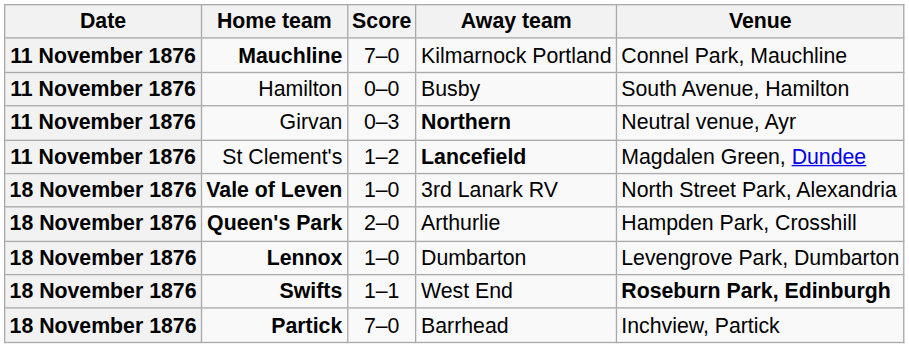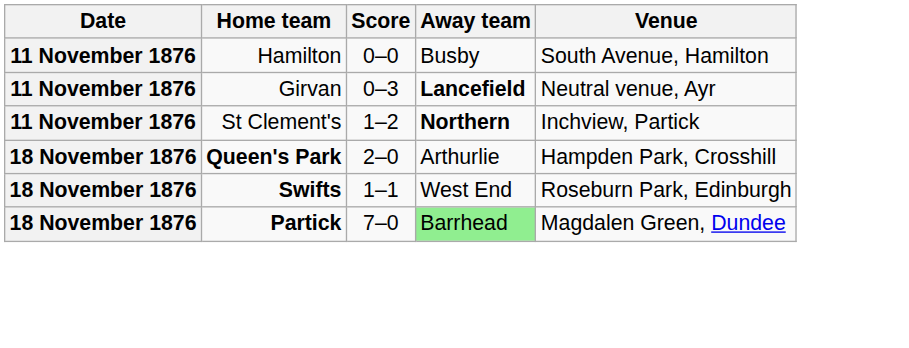- row: (290, 55)
(466, 122) Northern -> (473, 88) Lancefield
(474, 156) Lancefield -> (465, 122) Northern
(744, 156) Magdalen Green, Dundee -> (620, 122) Inchview, Partick
- row: (274, 190)
- row: (304, 257)
(756, 291) bold -> (666, 190) normal
(465, 325) no background -> (464, 223) lightgreen background
(701, 325) Inchview, Partick -> (663, 223) Magdalen Green, Dundee
